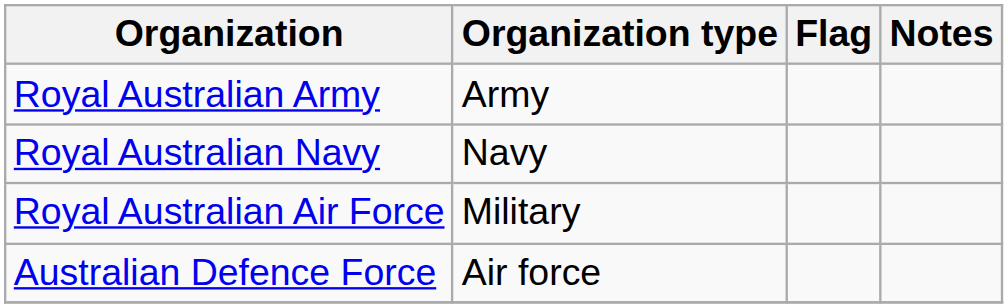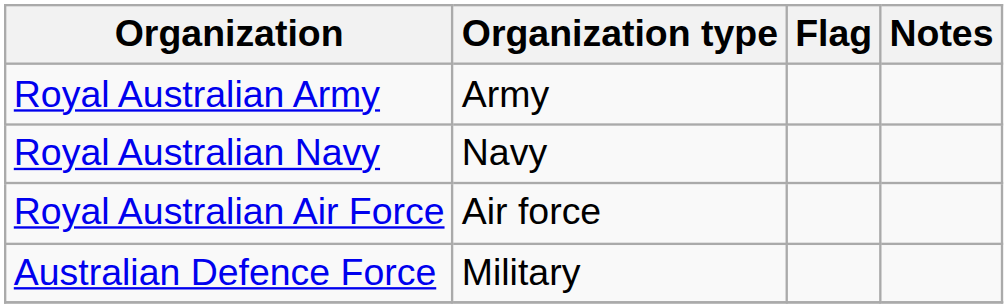(521, 212) Military -> (532, 212) Air force
(532, 271) Air force -> (521, 271) Military
